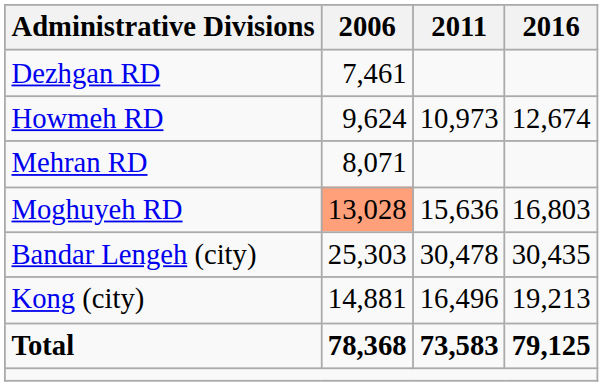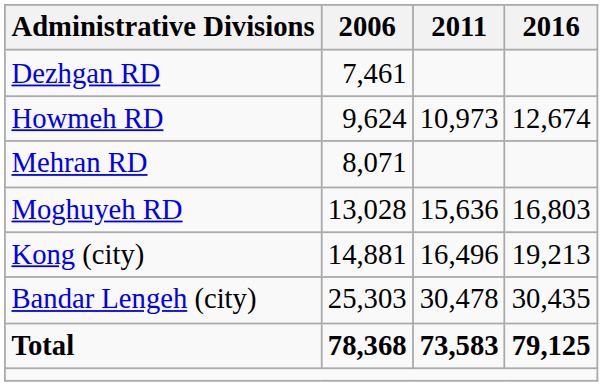(367, 208) lightsalmon background -> (367, 208) no background
rows swapped: (134, 254) <-> (78, 299)
